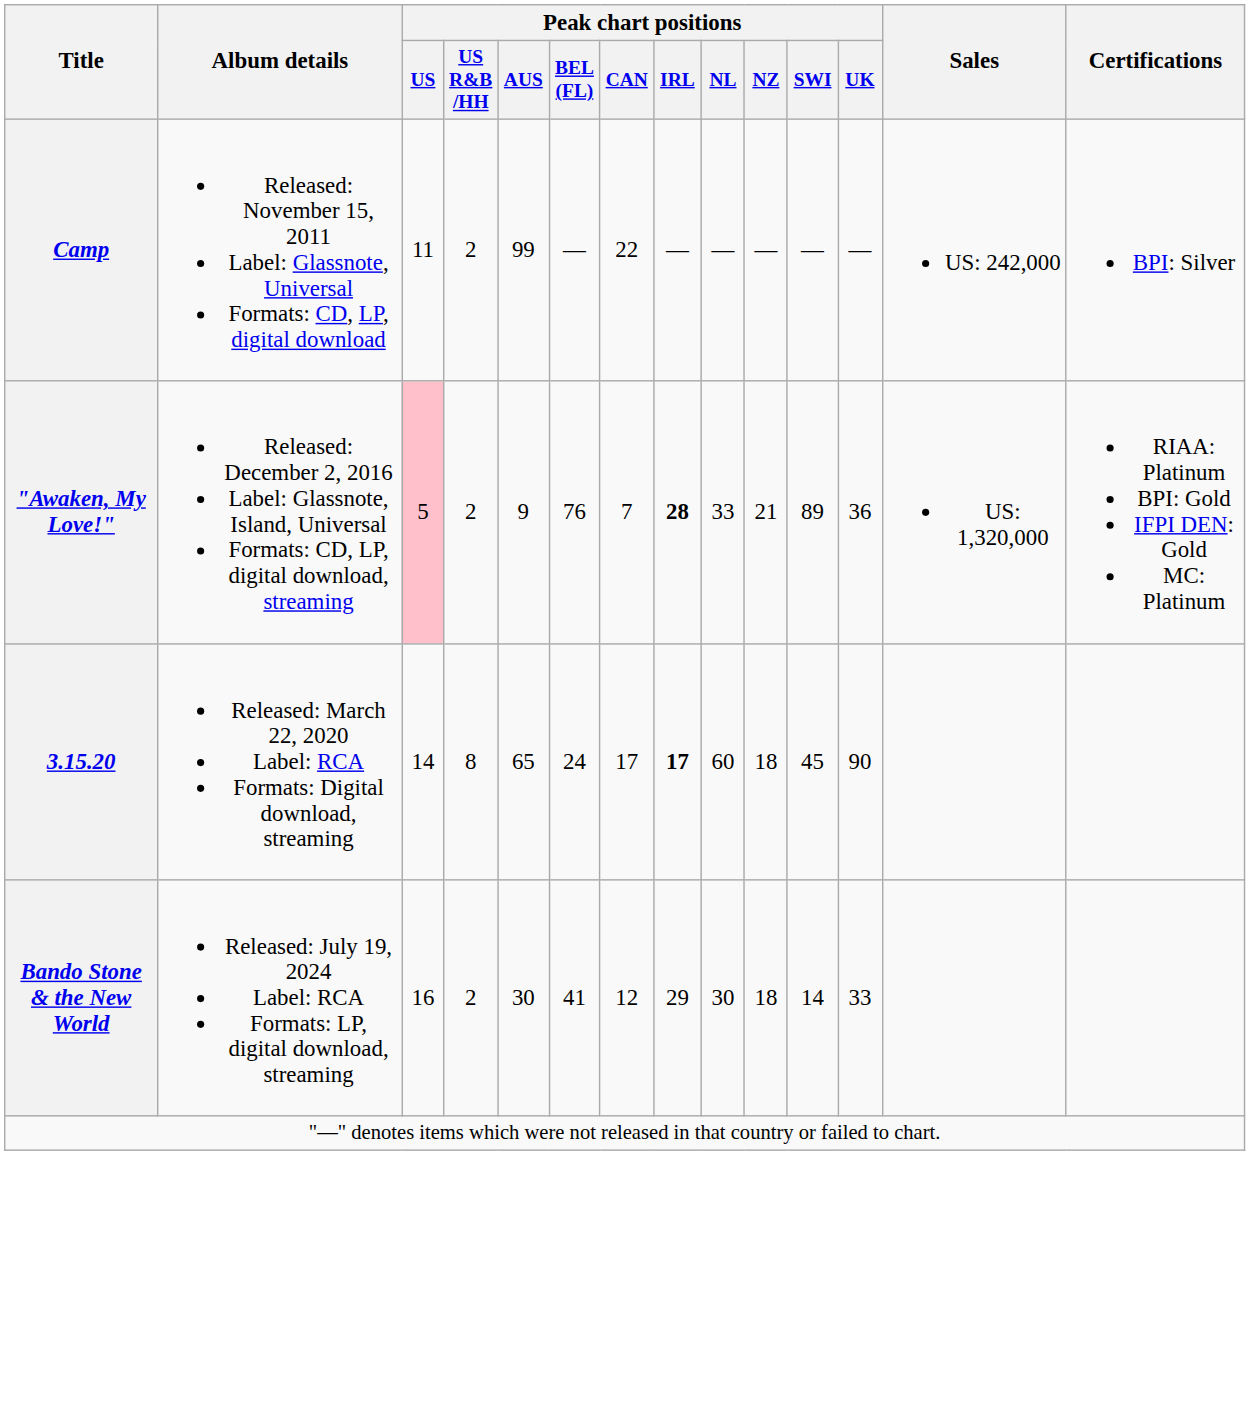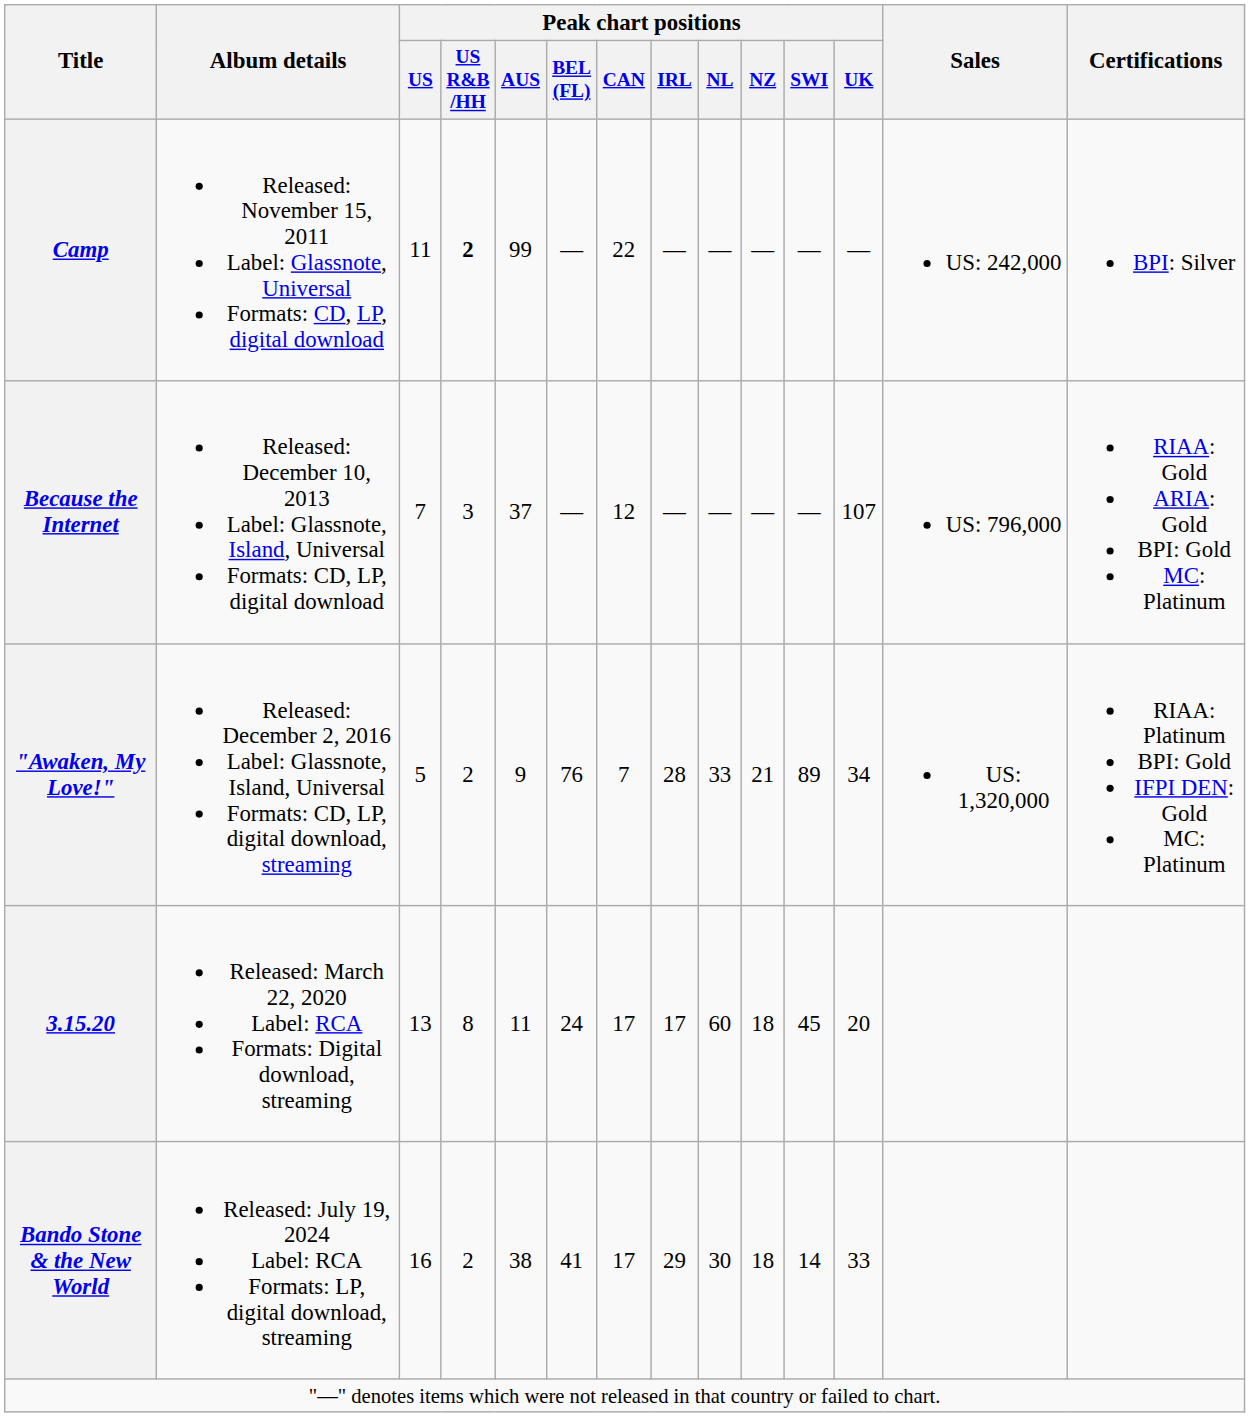(471, 249) normal -> (468, 249) bold
+ row: (81, 511)
(423, 511) pink background -> (420, 774) no background
(677, 511) bold -> (674, 774) normal
(860, 511) 36 -> (859, 774) 34
(423, 761) 14 -> (420, 1023) 13
(523, 761) 65 -> (521, 1023) 11
(677, 761) bold -> (674, 1023) normal
(860, 761) 90 -> (859, 1023) 20
(523, 997) 30 -> (521, 1260) 38
(627, 997) 12 -> (624, 1260) 17
